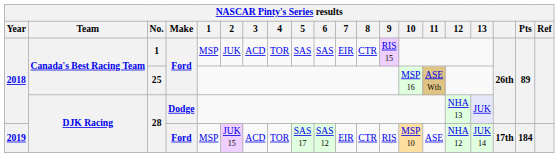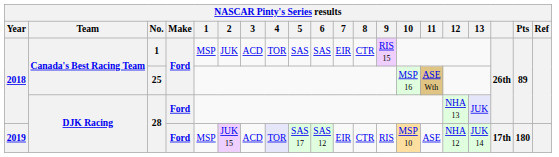(181, 109) Dodge -> (180, 109) Ford
(280, 137) no background -> (277, 137) lavender background
(525, 137) 184 -> (523, 137) 180
